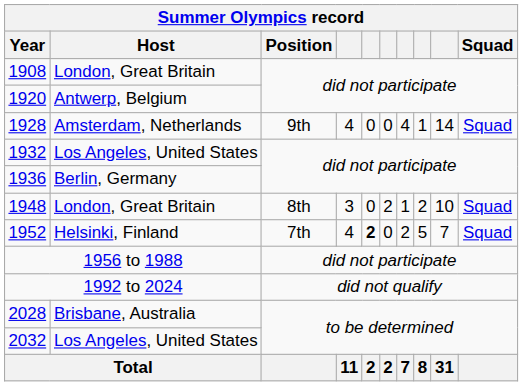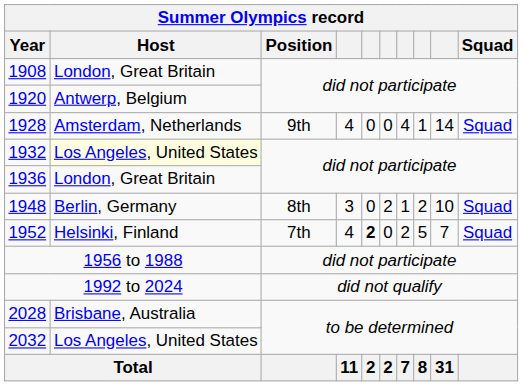(156, 152) no background -> (156, 152) lightyellow background
(115, 179) Berlin, Germany -> (135, 179) London, Great Britain
(135, 206) London, Great Britain -> (115, 206) Berlin, Germany
